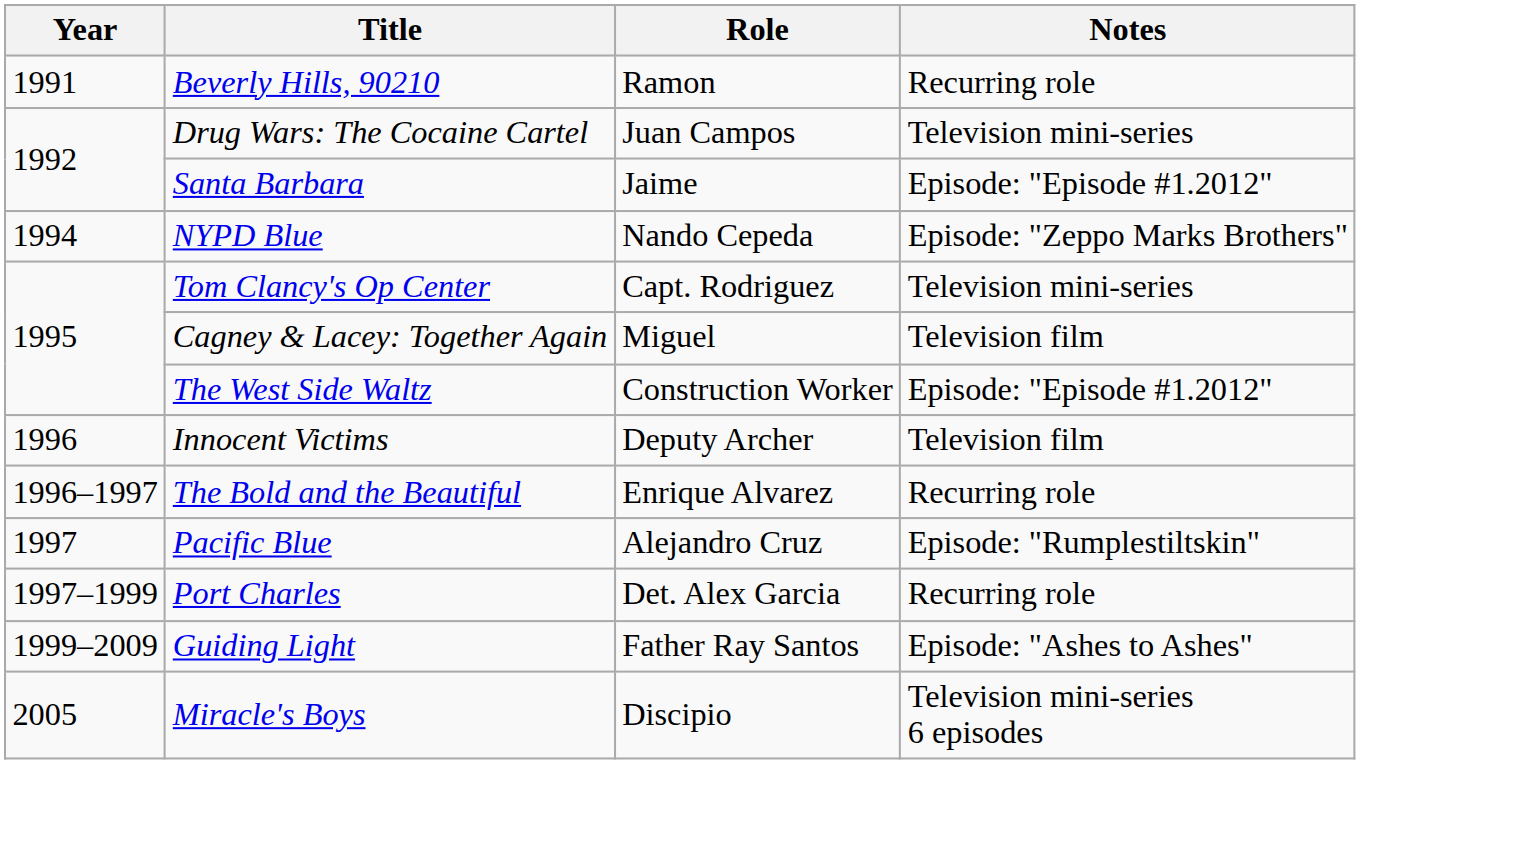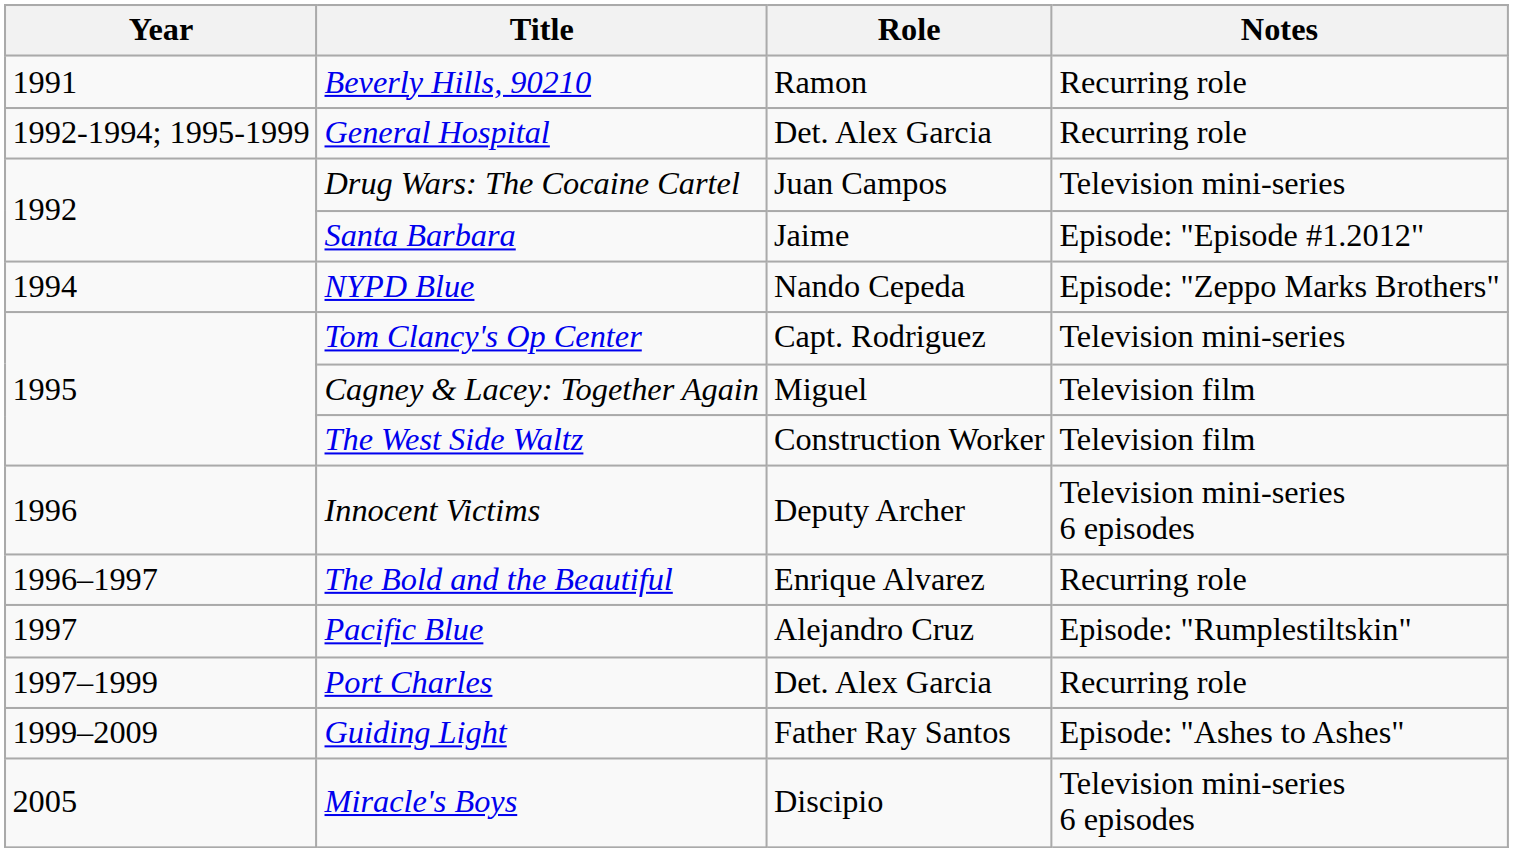+ row: (437, 132)
(1090, 388) Episode: "Episode #1.2012" -> (1157, 440) Television film
(1006, 440) Television film -> (1202, 509) Television mini-series 6 episodes
